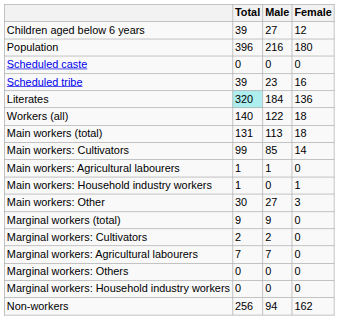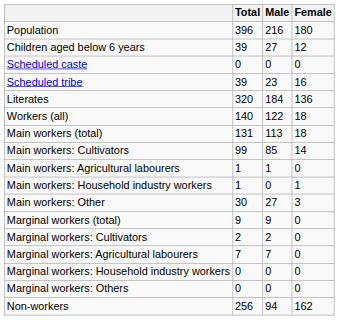rows swapped: (33, 47) <-> (76, 30)
(244, 99) paleturquoise background -> (244, 99) no background
rows swapped: (118, 289) <-> (68, 271)
